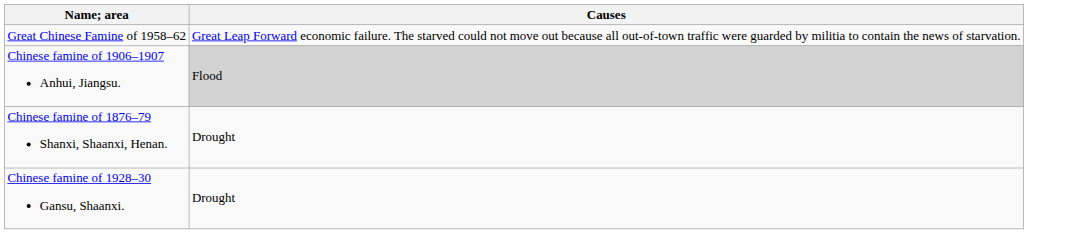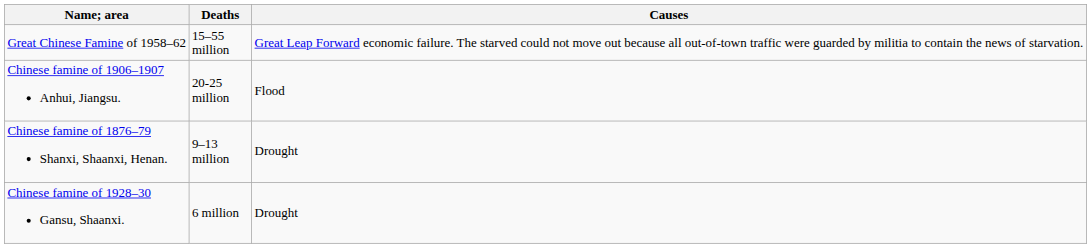+ column: (220, 14)
(207, 76) lightgrey background -> (270, 90) no background
